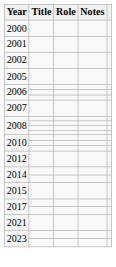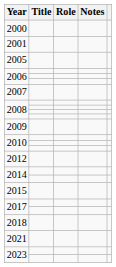- row: (17, 60)
+ row: (17, 126)
+ row: (17, 222)
